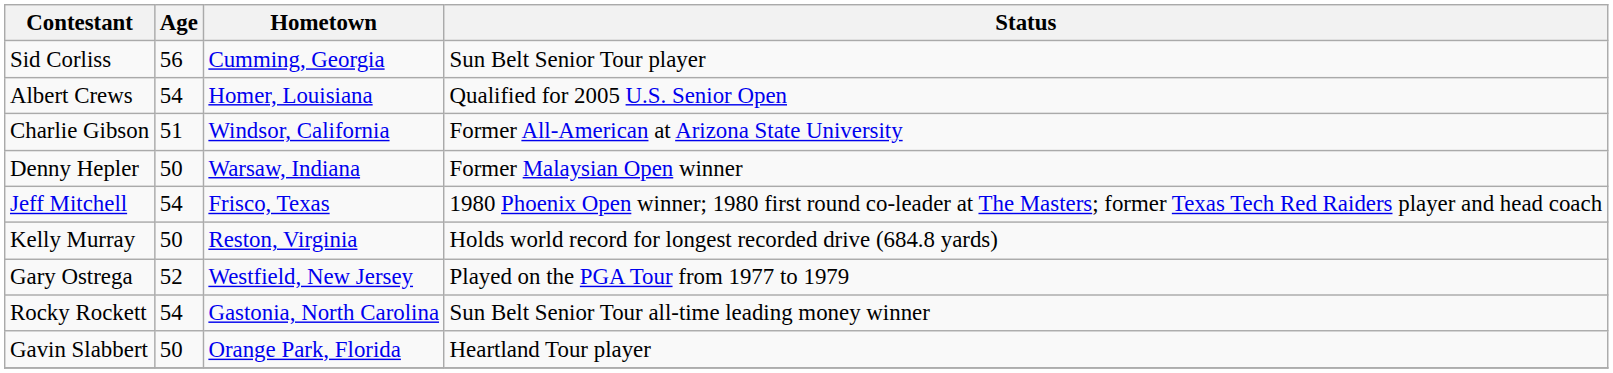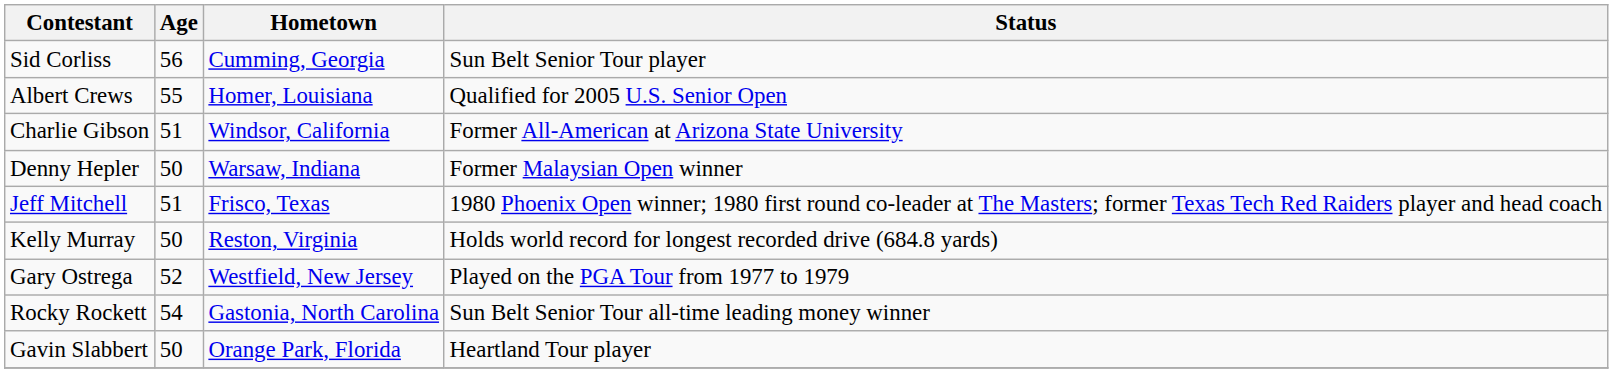(171, 95) 54 -> (171, 95) 55
(171, 204) 54 -> (171, 204) 51
